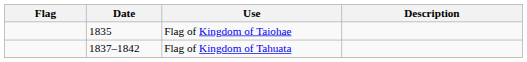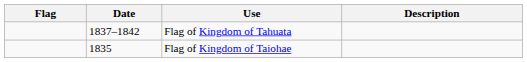rows swapped: (228, 48) <-> (228, 31)
